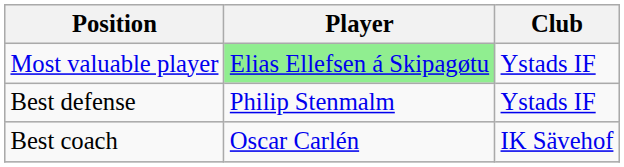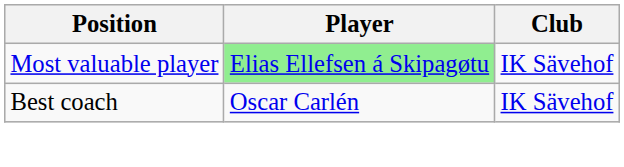(548, 63) Ystads IF -> (557, 63) IK Sävehof
- row: (73, 102)
